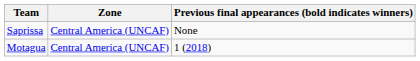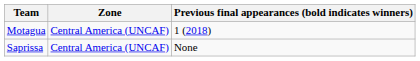rows swapped: (25, 30) <-> (26, 47)
